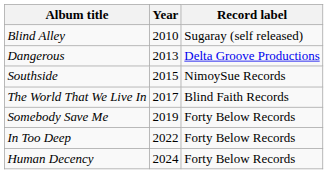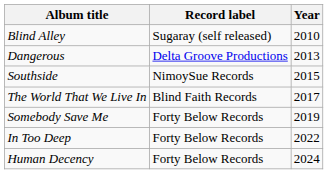columns swapped: (252, 14) <-> (165, 14)
